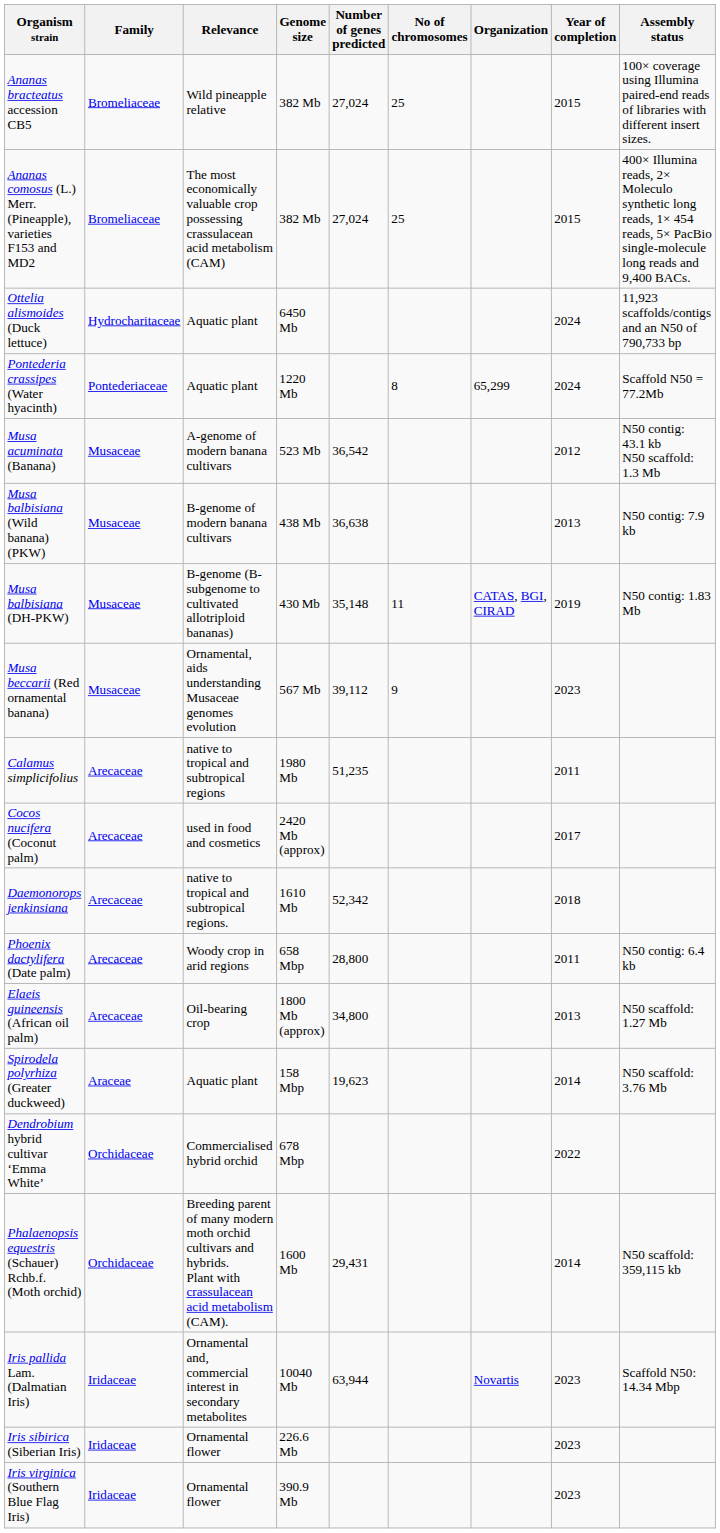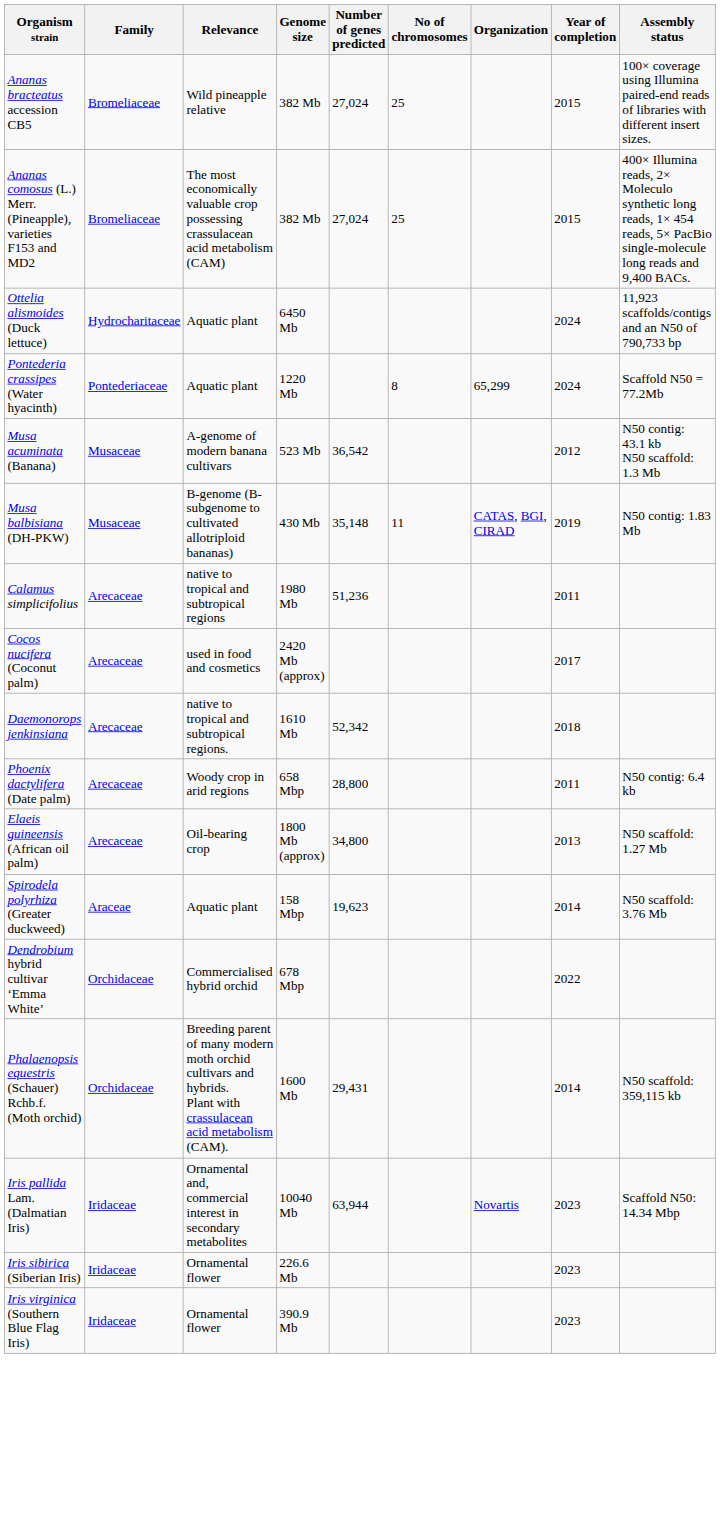- row: (35, 523)
- row: (43, 690)
(350, 770) 51,235 -> (350, 595) 51,236
